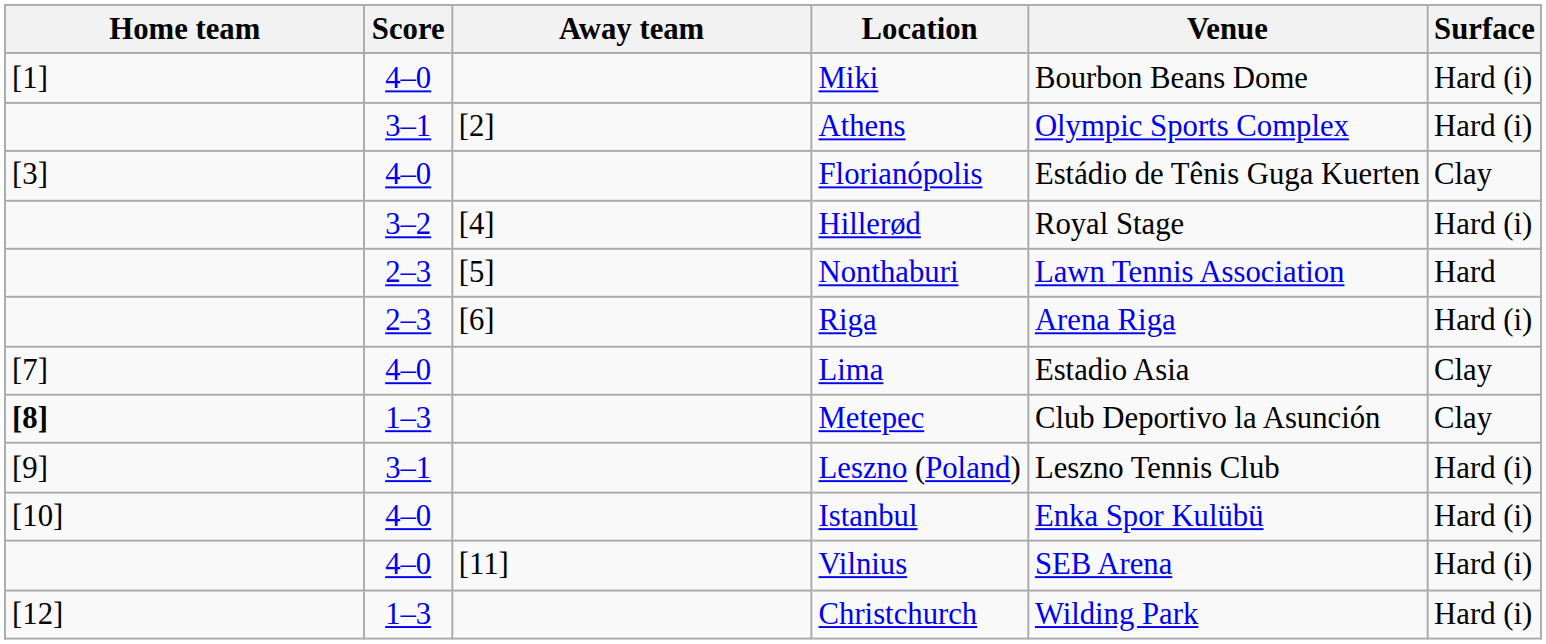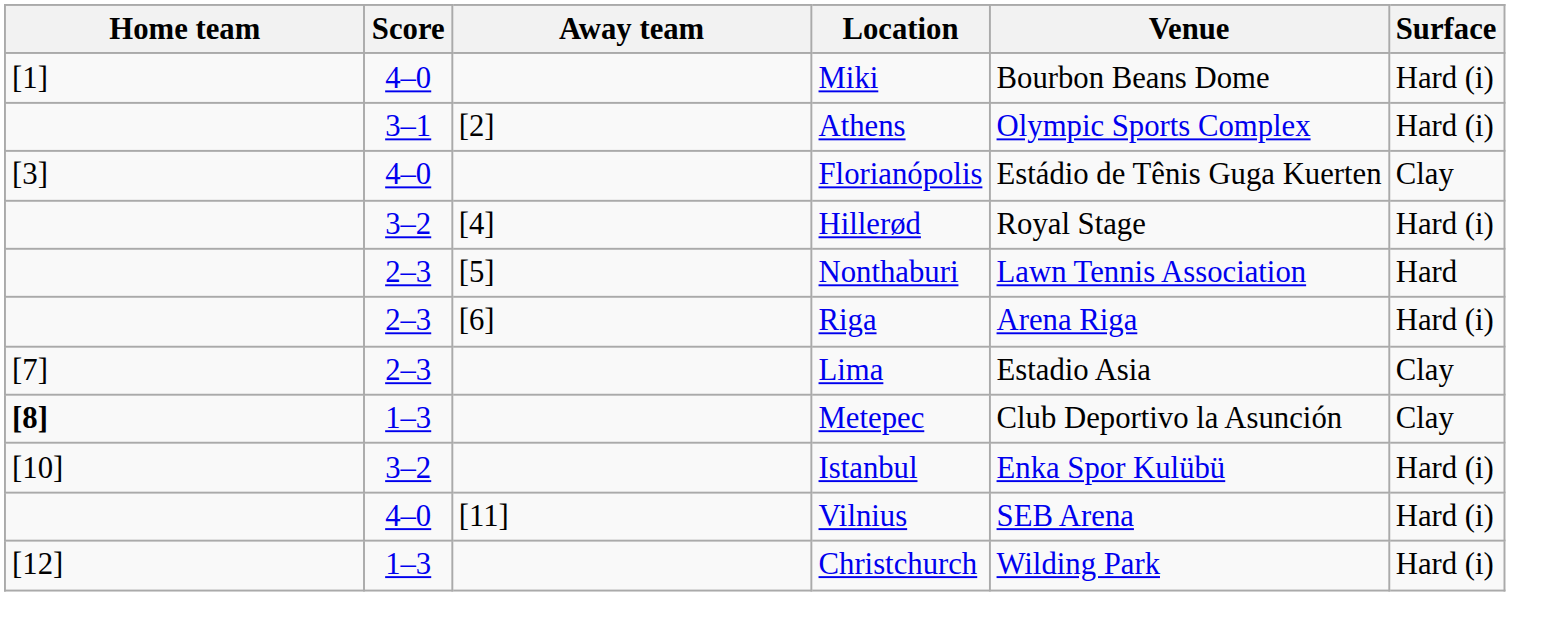(408, 369) 4–0 -> (408, 369) 2–3
- row: (920, 467)
(408, 516) 4–0 -> (408, 467) 3–2
